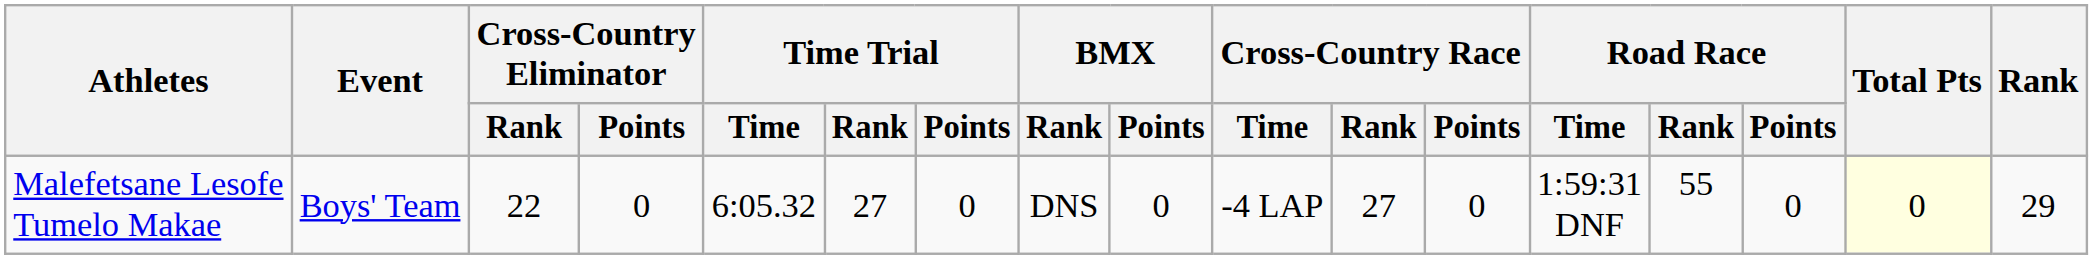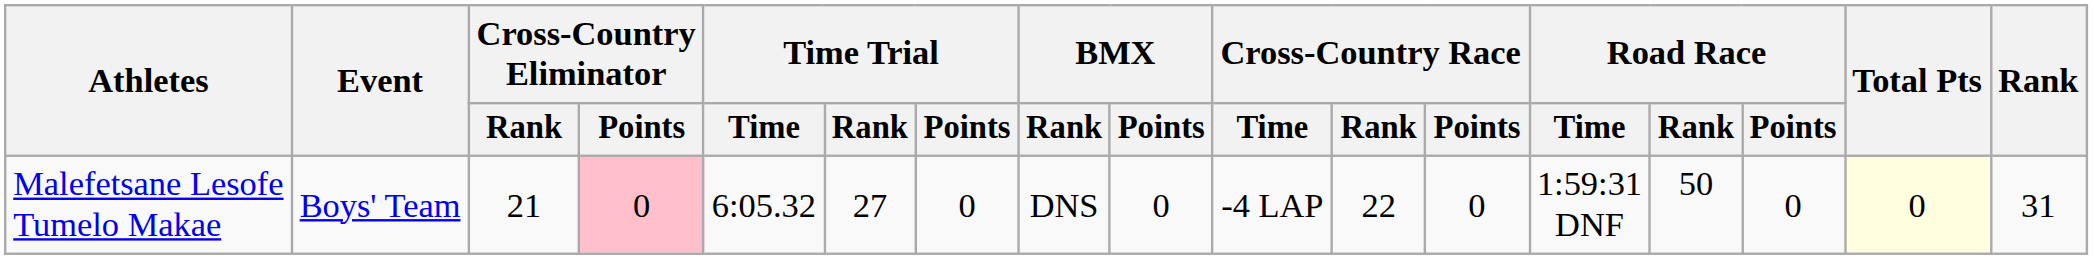(524, 204) 22 -> (524, 204) 21
(642, 204) no background -> (642, 204) pink background
(1379, 204) 27 -> (1379, 204) 22
(1696, 184) 55 -> (1696, 184) 50
(2038, 204) 29 -> (2038, 204) 31
